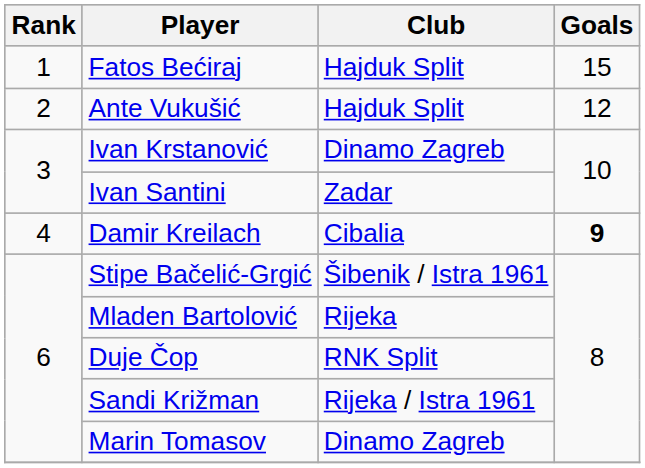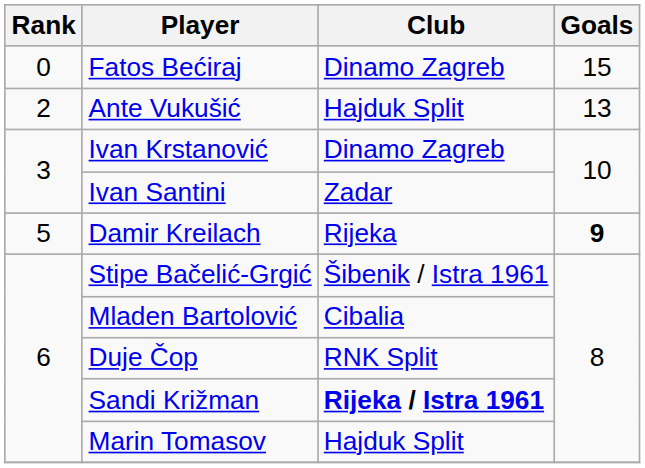(44, 66) 1 -> (44, 66) 0
(394, 66) Hajduk Split -> (414, 66) Dinamo Zagreb
(597, 108) 12 -> (597, 108) 13
(44, 233) 4 -> (44, 233) 5
(364, 233) Cibalia -> (360, 233) Rijeka
(360, 316) Rijeka -> (364, 316) Cibalia
(430, 399) normal -> (434, 399) bold
(414, 441) Dinamo Zagreb -> (394, 441) Hajduk Split
